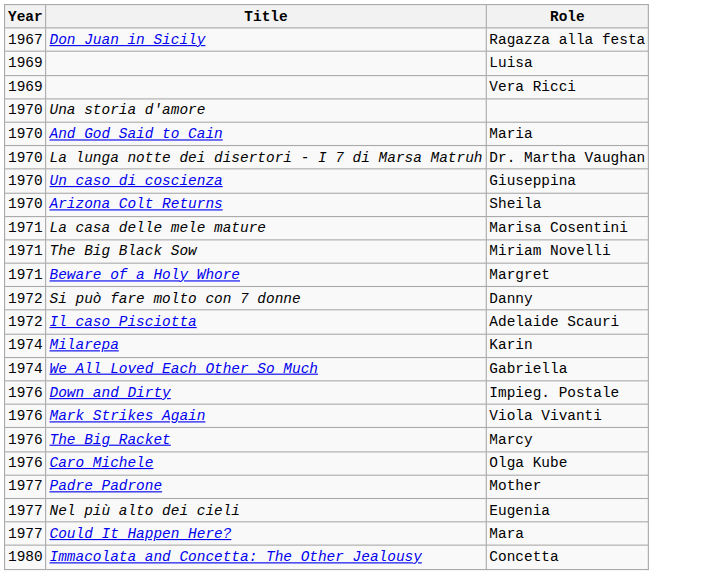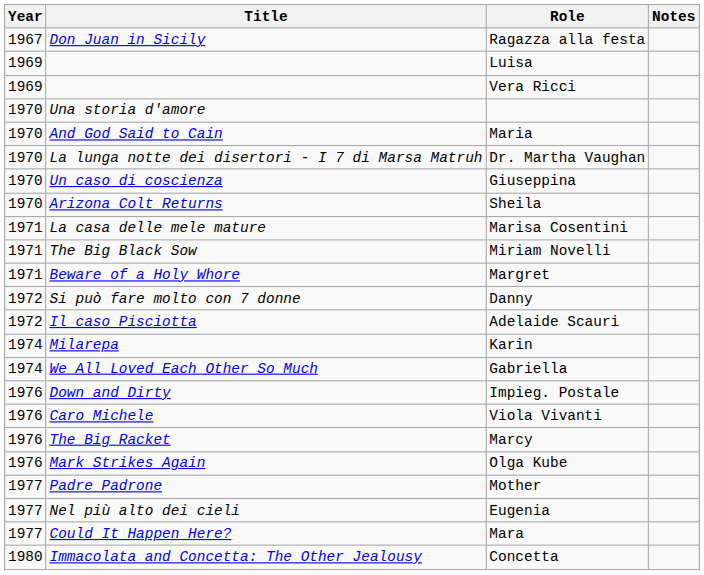+ column: (674, 16)
(127, 416) Mark Strikes Again -> (101, 416) Caro Michele
(101, 463) Caro Michele -> (127, 463) Mark Strikes Again
